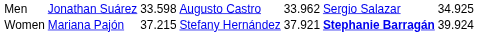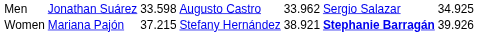(302, 25) 37.921 -> (302, 25) 38.921
(456, 25) 39.924 -> (456, 25) 39.926
